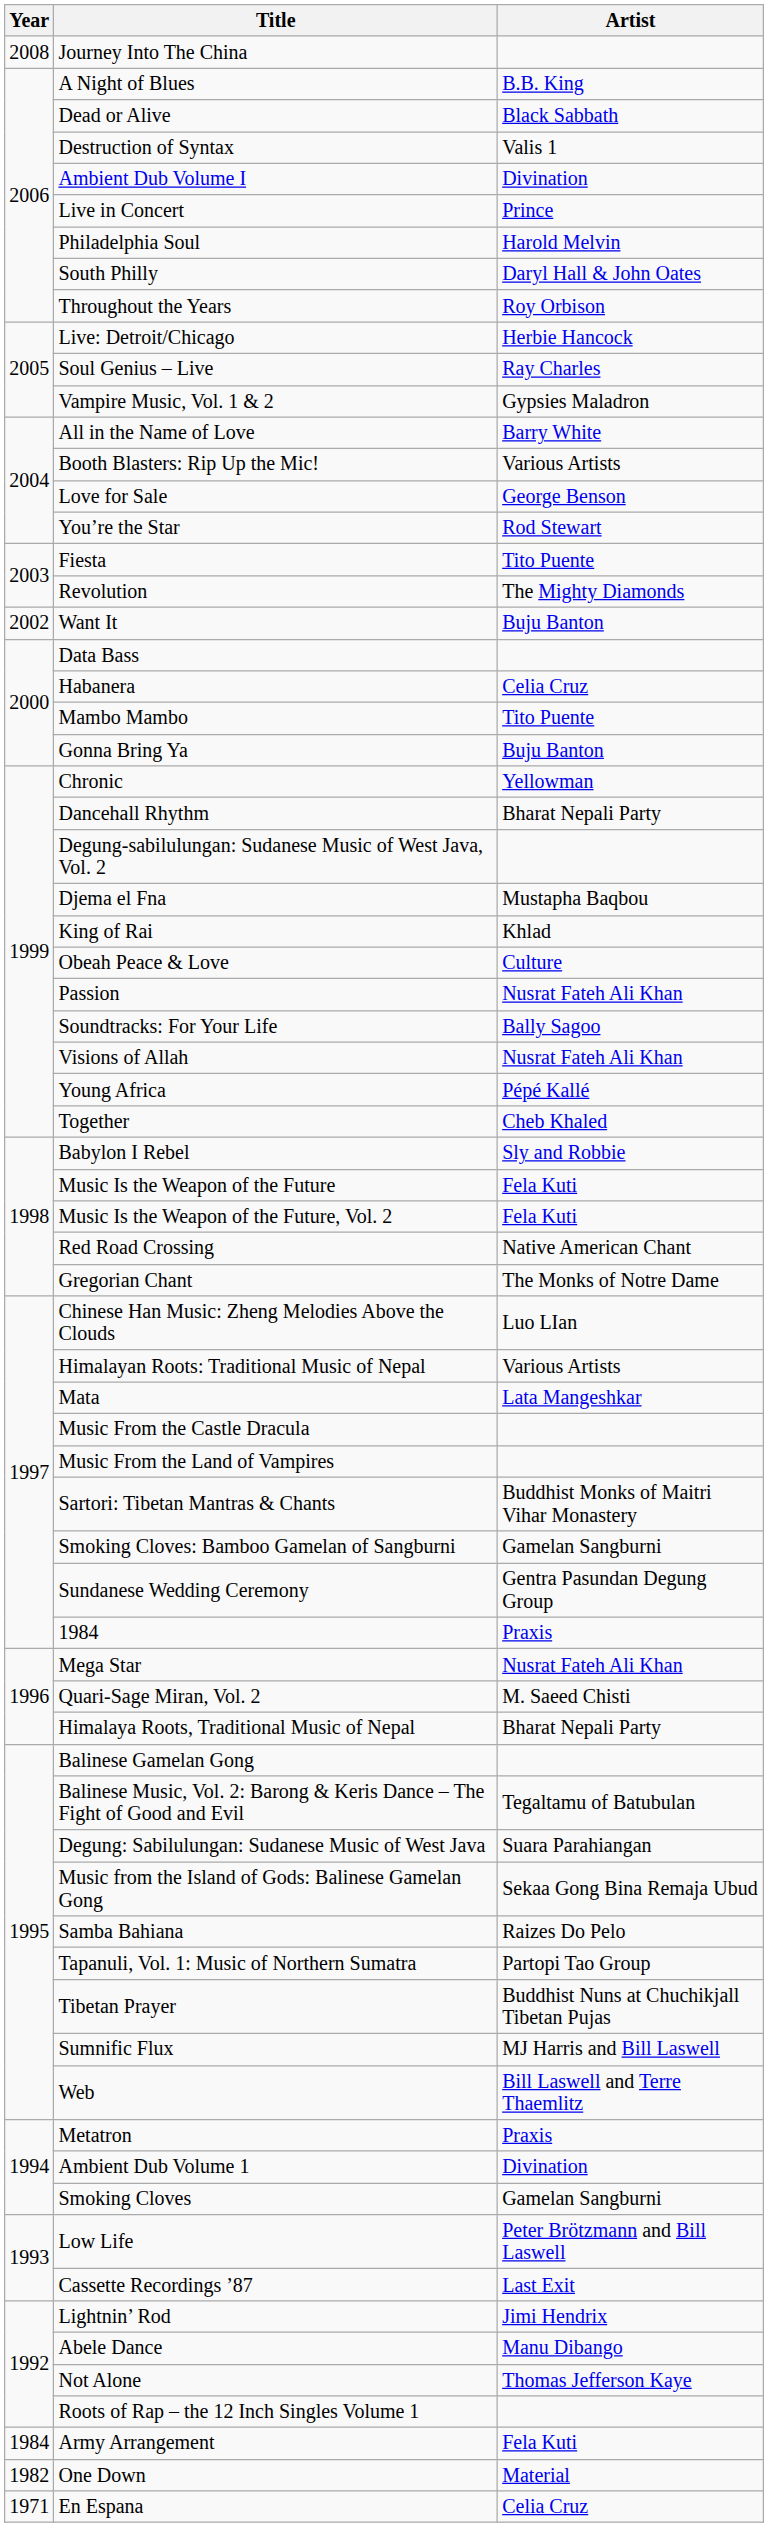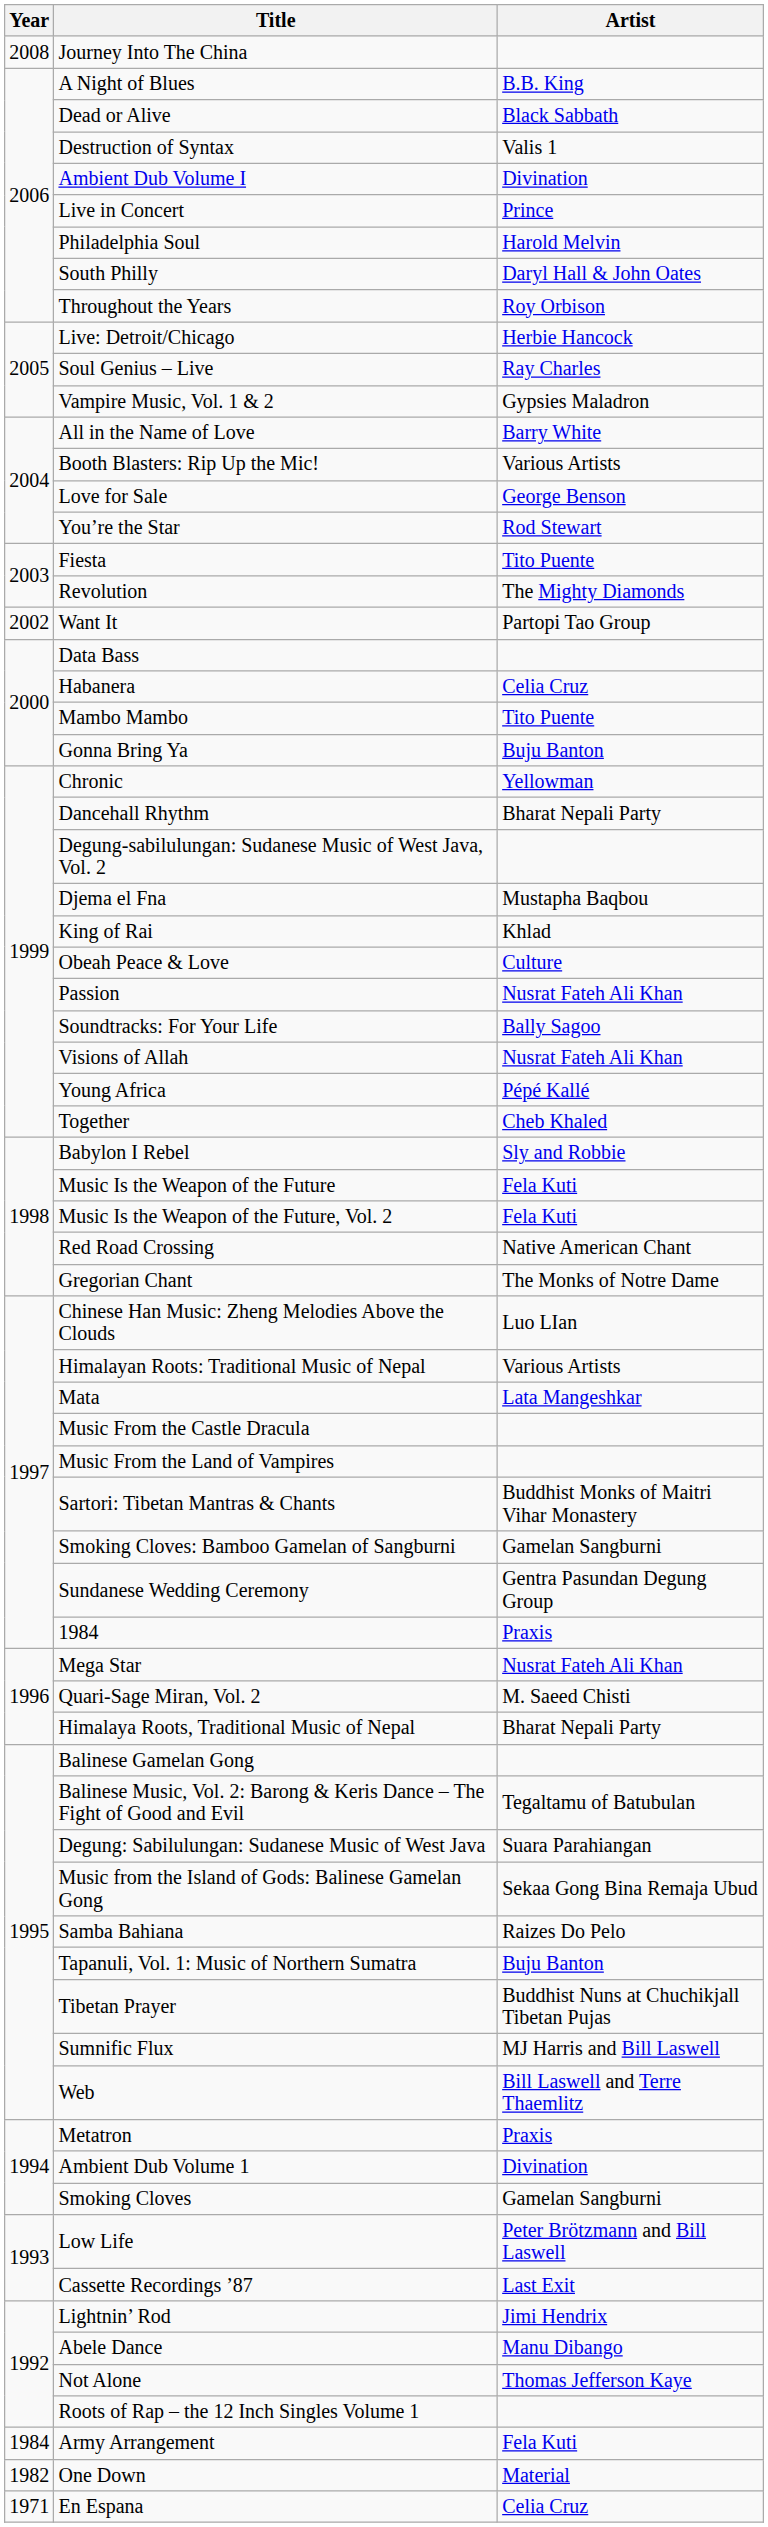(553, 623) Buju Banton -> (576, 623) Partopi Tao Group
(576, 1963) Partopi Tao Group -> (553, 1963) Buju Banton
